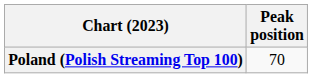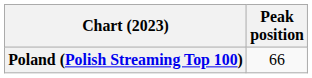(277, 60) 70 -> (277, 60) 66
